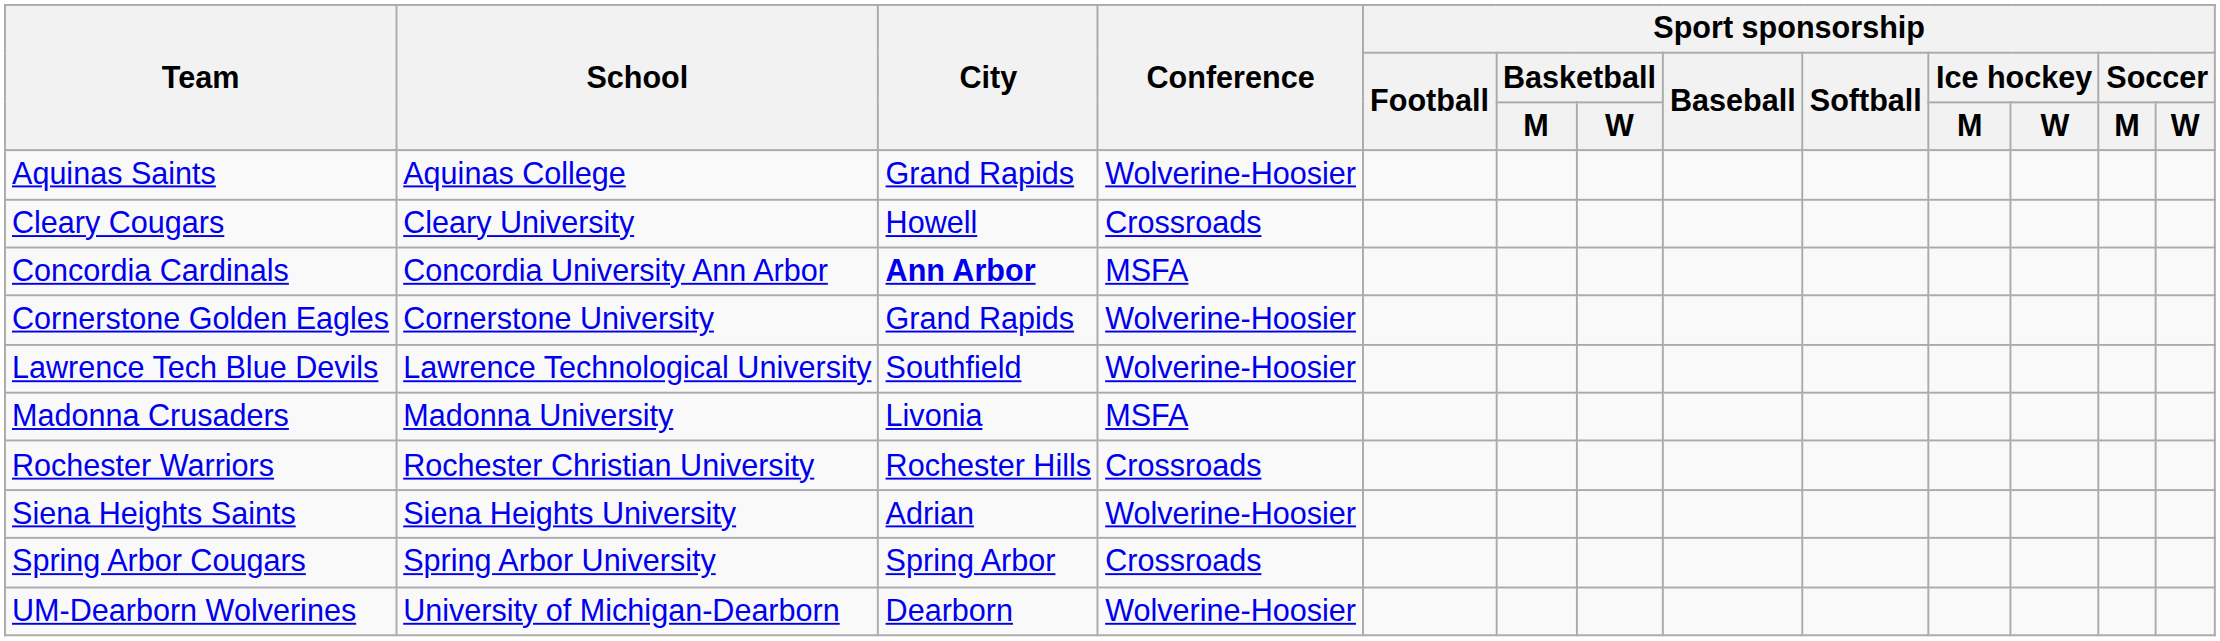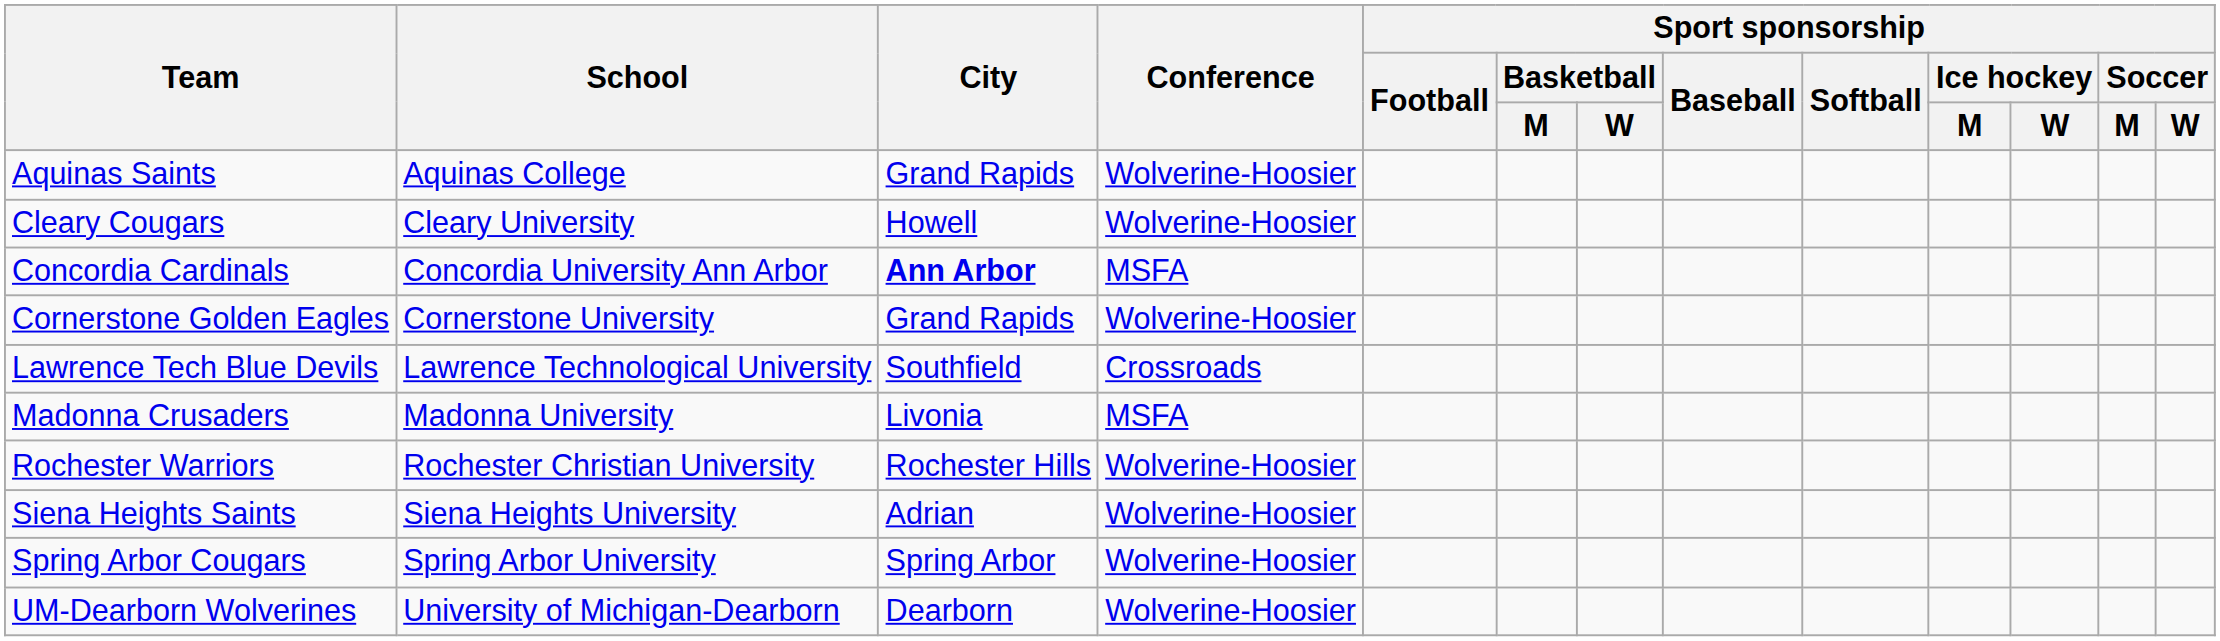(1183, 222) Crossroads -> (1231, 222) Wolverine-Hoosier
(1231, 367) Wolverine-Hoosier -> (1183, 367) Crossroads
(1183, 464) Crossroads -> (1231, 464) Wolverine-Hoosier
(1183, 561) Crossroads -> (1231, 561) Wolverine-Hoosier
